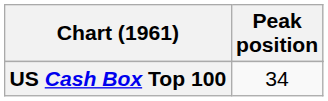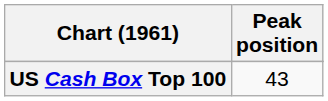(277, 78) 34 -> (277, 78) 43
